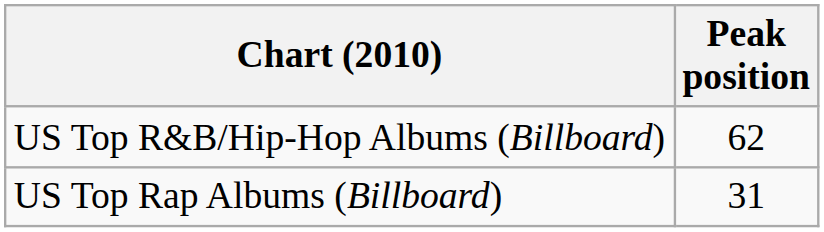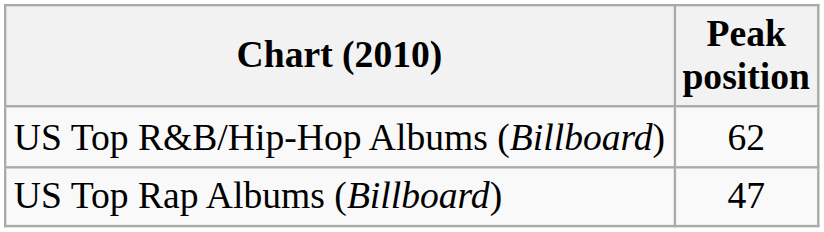(746, 195) 31 -> (746, 195) 47
